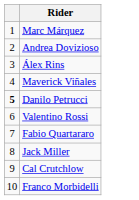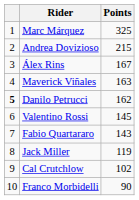+ column: (118, 13)
